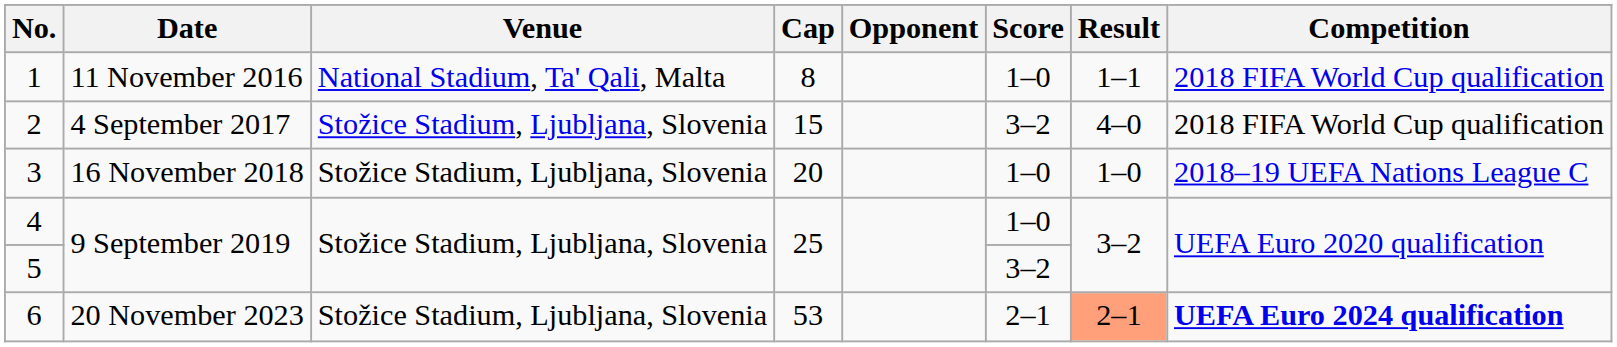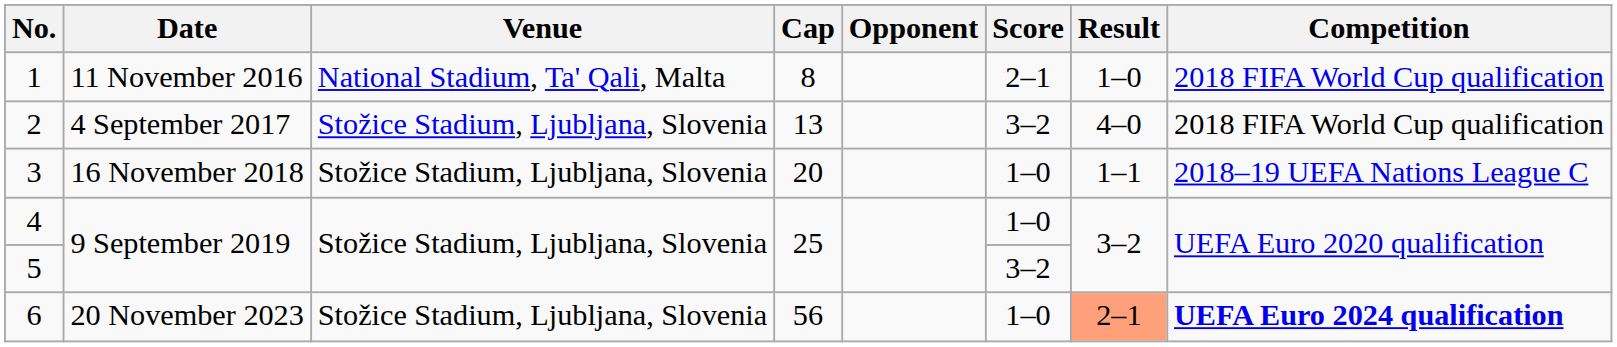(1028, 76) 1–0 -> (1028, 76) 2–1
(1119, 76) 1–1 -> (1119, 76) 1–0
(808, 124) 15 -> (808, 124) 13
(1119, 172) 1–0 -> (1119, 172) 1–1
(808, 316) 53 -> (808, 316) 56
(1028, 316) 2–1 -> (1028, 316) 1–0
